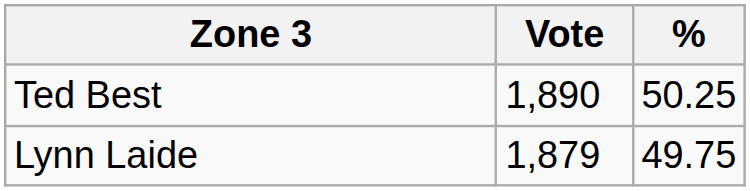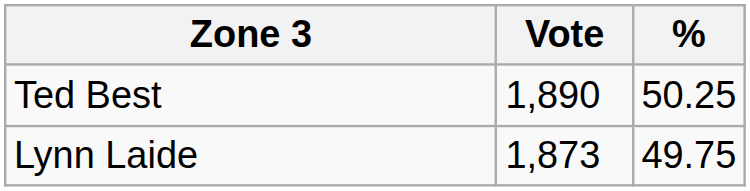(553, 154) 1,879 -> (553, 154) 1,873
